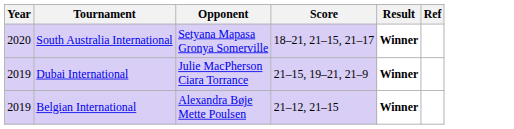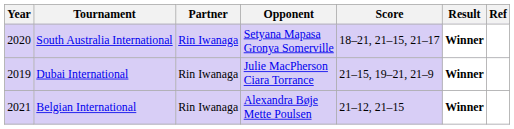+ column: (208, 14)
(19, 107) 2019 -> (19, 107) 2021
